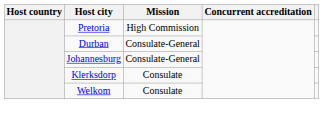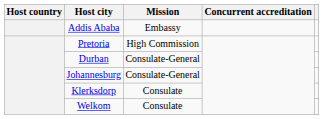+ row: (94, 28)
